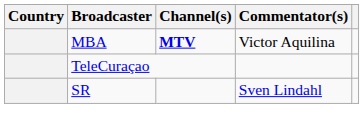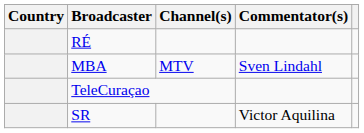+ row: (81, 41)
(177, 41) bold -> (176, 66) normal
(287, 41) Victor Aquilina -> (280, 66) Sven Lindahl
(280, 90) Sven Lindahl -> (287, 115) Victor Aquilina
